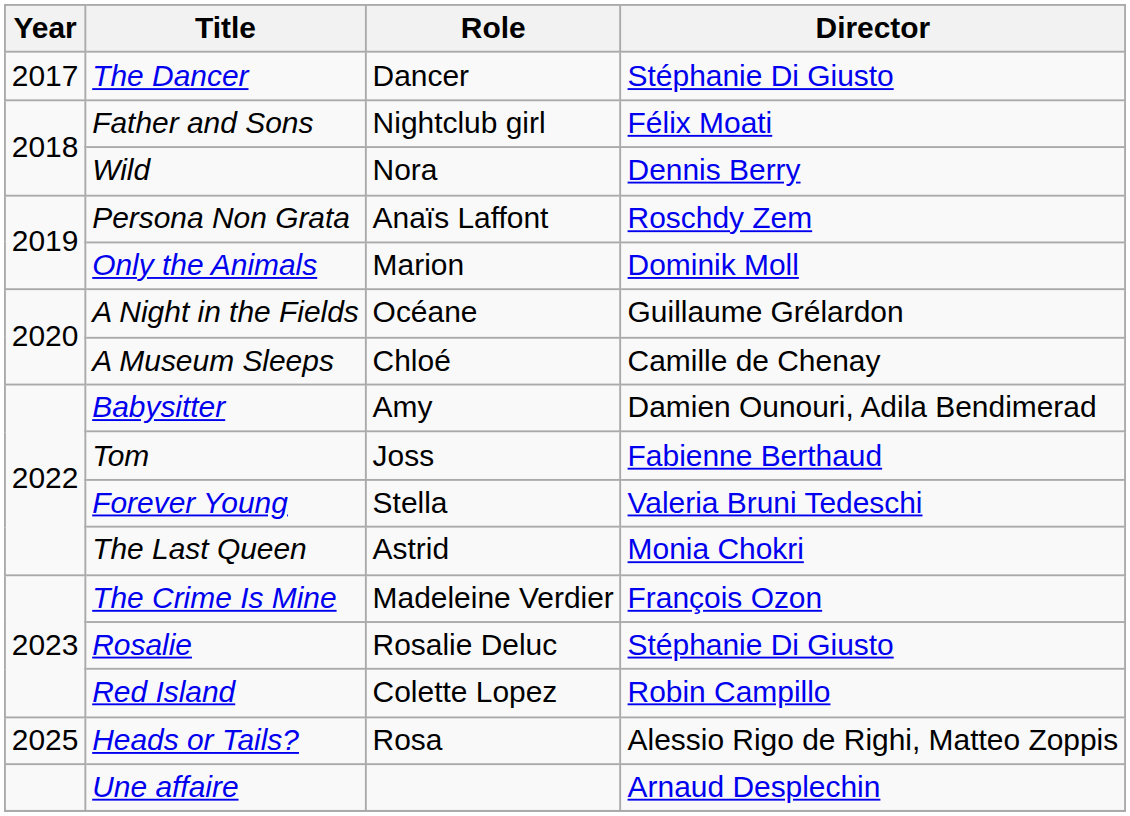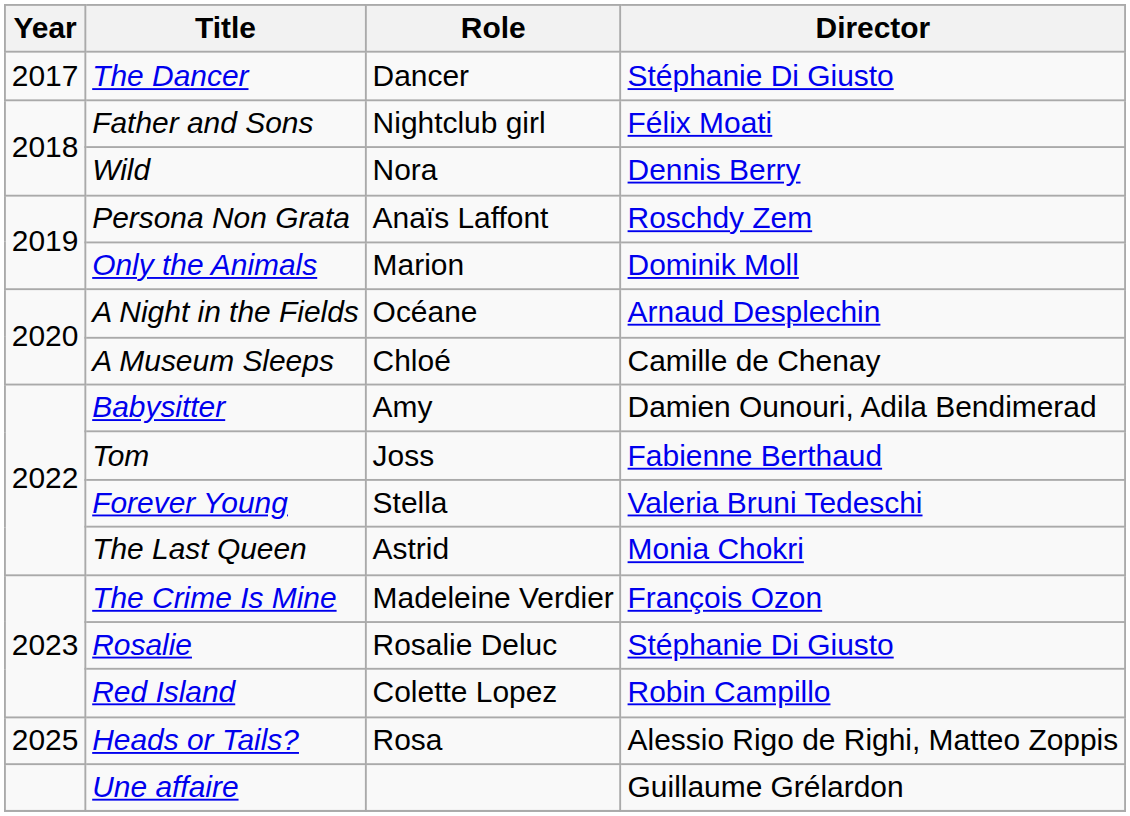(766, 312) Guillaume Grélardon -> (754, 312) Arnaud Desplechin
(754, 787) Arnaud Desplechin -> (766, 787) Guillaume Grélardon
